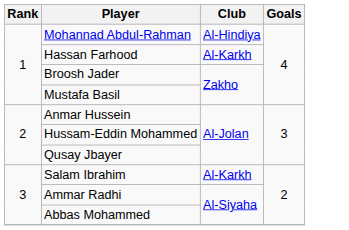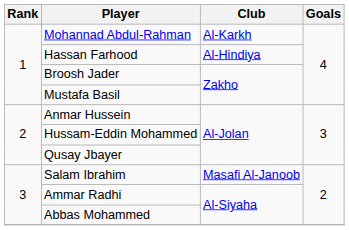(232, 34) Al-Hindiya -> (227, 34) Al-Karkh
(227, 54) Al-Karkh -> (232, 54) Al-Hindiya
(227, 174) Al-Karkh -> (251, 174) Masafi Al-Janoob
